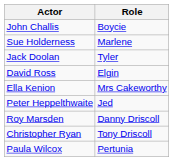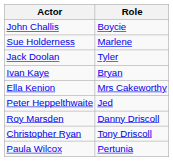- row: (31, 73)
+ row: (28, 73)
